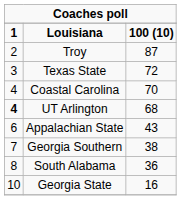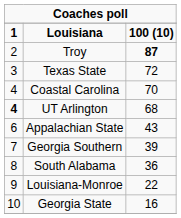(151, 52) normal -> (151, 52) bold
(151, 147) 38 -> (151, 147) 39
+ row: (75, 185)
